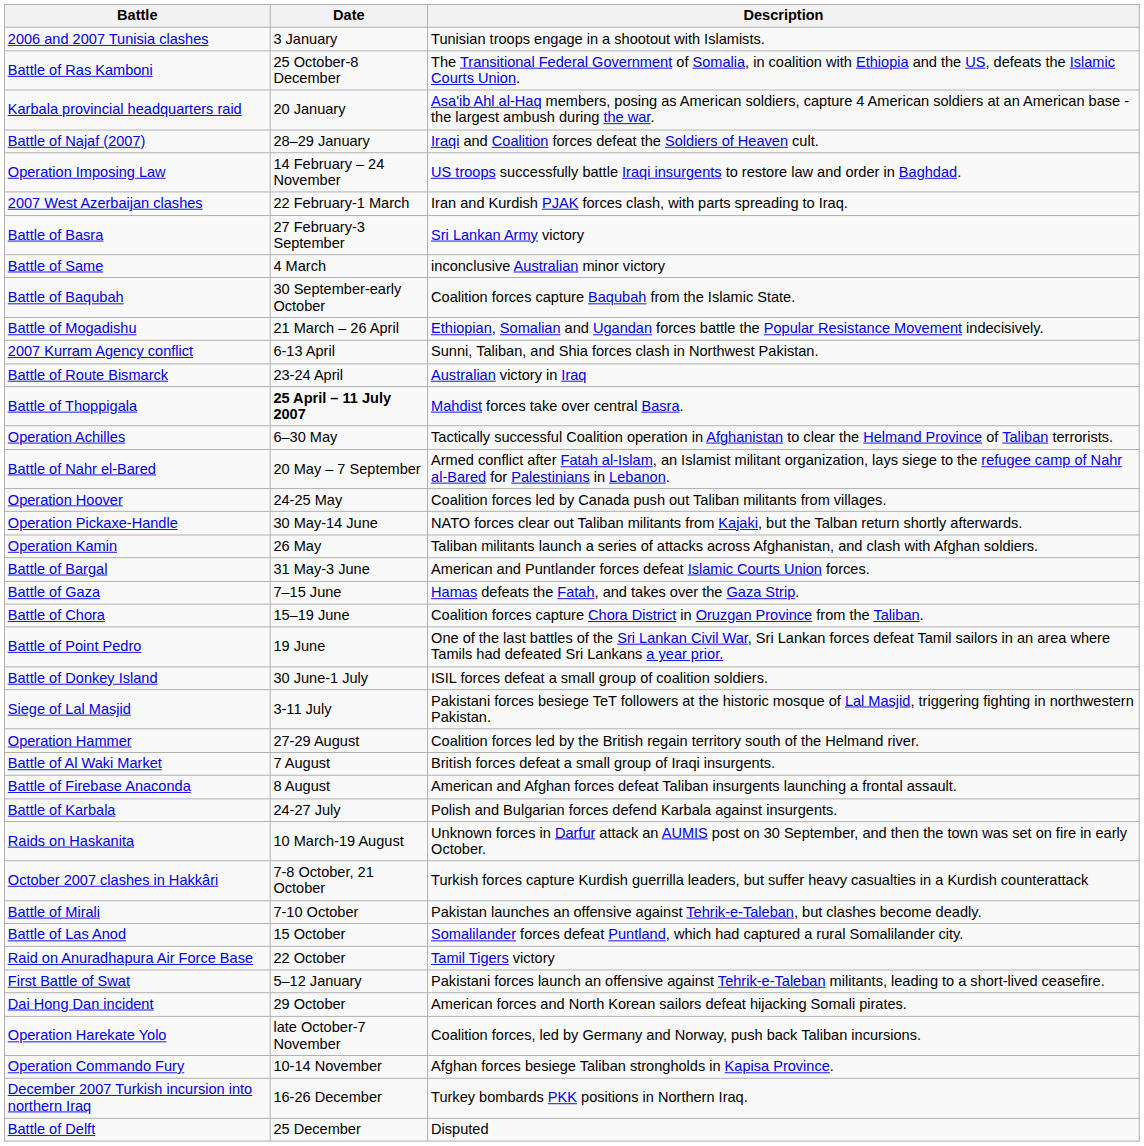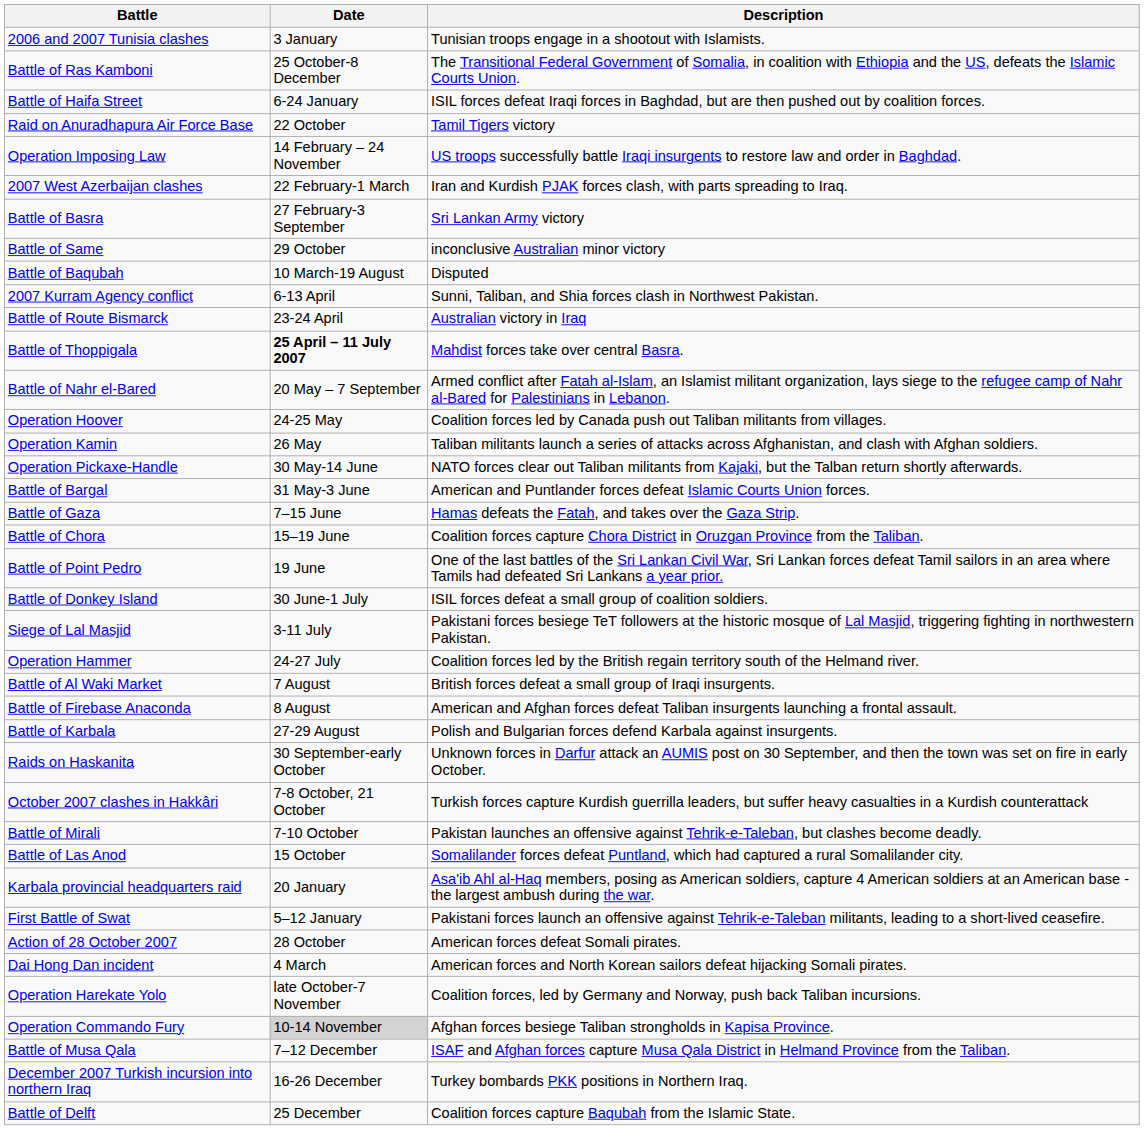+ row: (75, 101)
rows swapped: (125, 109) <-> (130, 958)
- row: (77, 141)
(300, 266) 4 March -> (309, 249) 29 October
(337, 297) 30 September-early October -> (339, 273) 10 March-19 August
(613, 297) Coalition forces capture Baqubah from the Islamic State. -> (460, 273) Disputed
- row: (72, 328)
- row: (66, 437)
rows swapped: (62, 546) <-> (93, 523)
(316, 740) 27-29 August -> (307, 661) 24-27 July
(307, 810) 24-27 July -> (316, 731) 27-29 August
(339, 841) 10 March-19 August -> (337, 762) 30 September-early October
+ row: (92, 941)
(309, 1004) 29 October -> (300, 964) 4 March
(328, 1066) no background -> (328, 1027) lightgrey background
+ row: (72, 1050)
(460, 1129) Disputed -> (613, 1113) Coalition forces capture Baqubah from the Islamic State.
